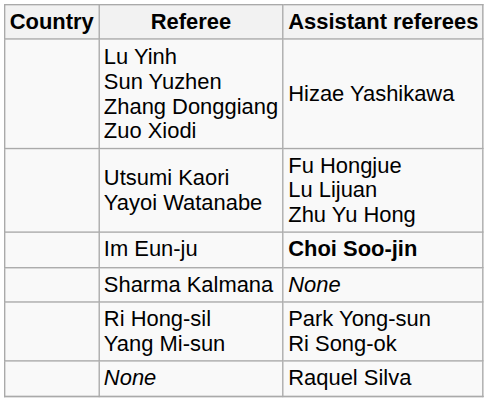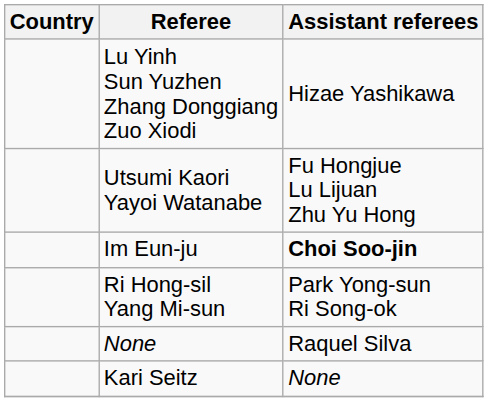- row: (189, 284)
+ row: (151, 378)
